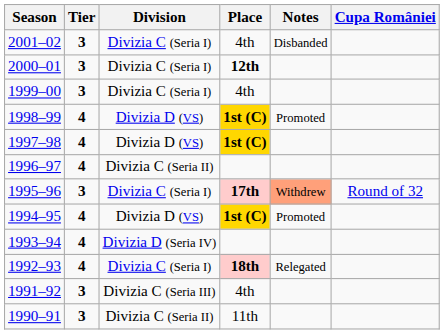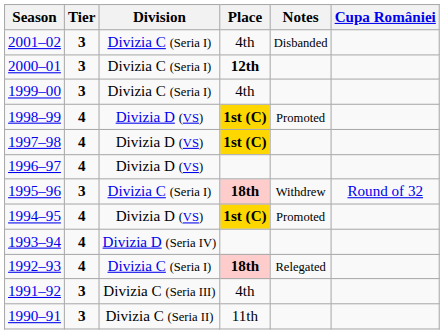(159, 166) Divizia C (Seria II) -> (159, 166) Divizia D (VS)
(245, 191) 17th -> (245, 191) 18th
(301, 192) lightsalmon background -> (301, 192) no background
